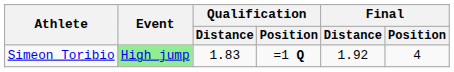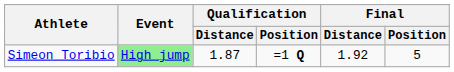(225, 55) 1.83 -> (225, 55) 1.87
(417, 55) 4 -> (417, 55) 5
